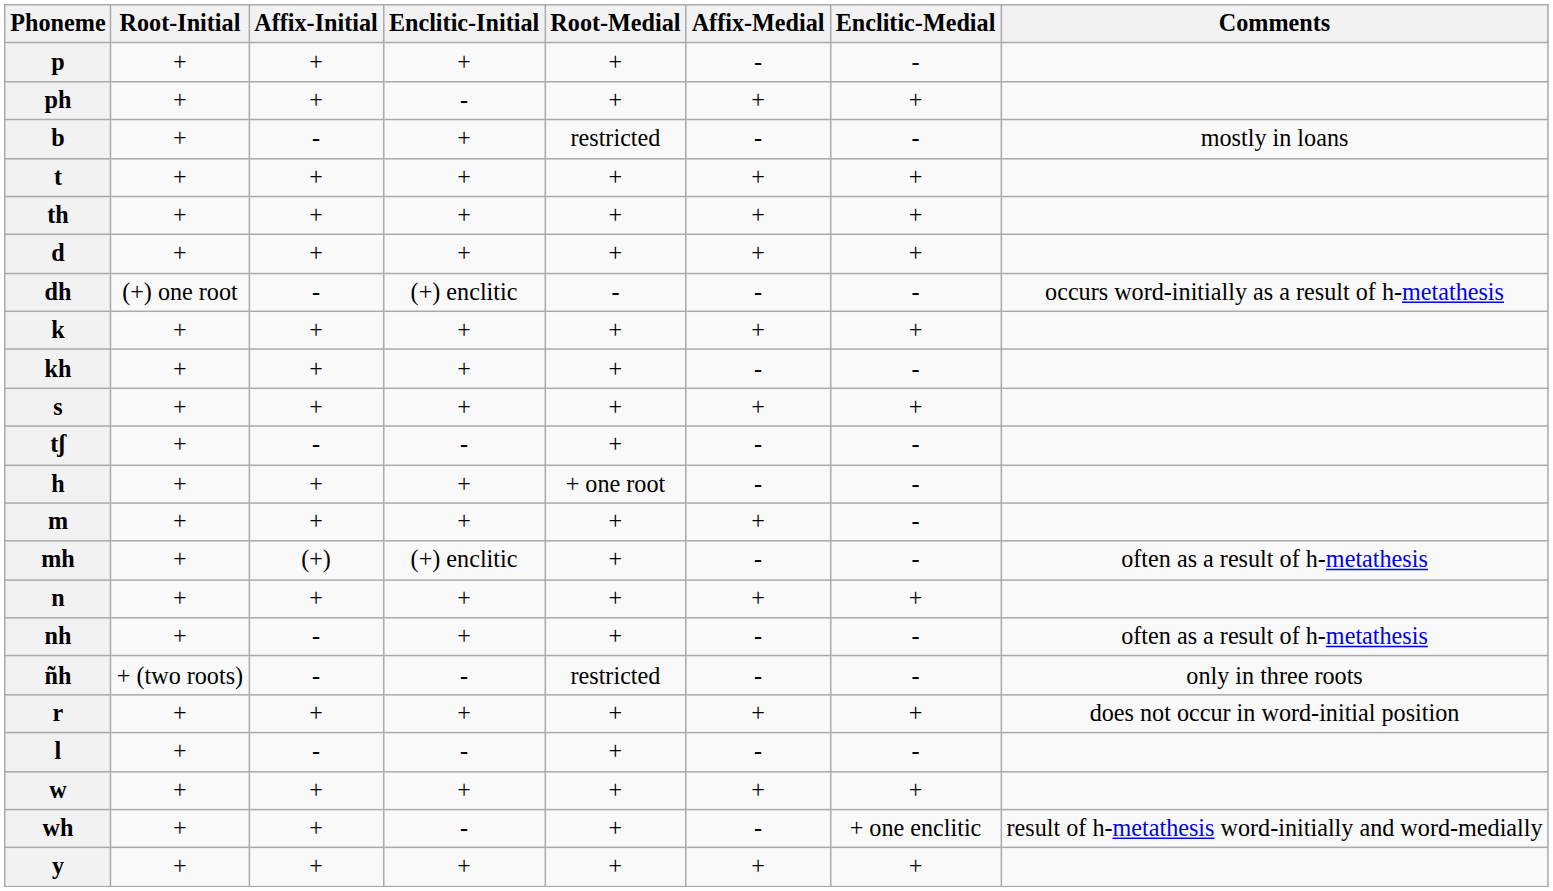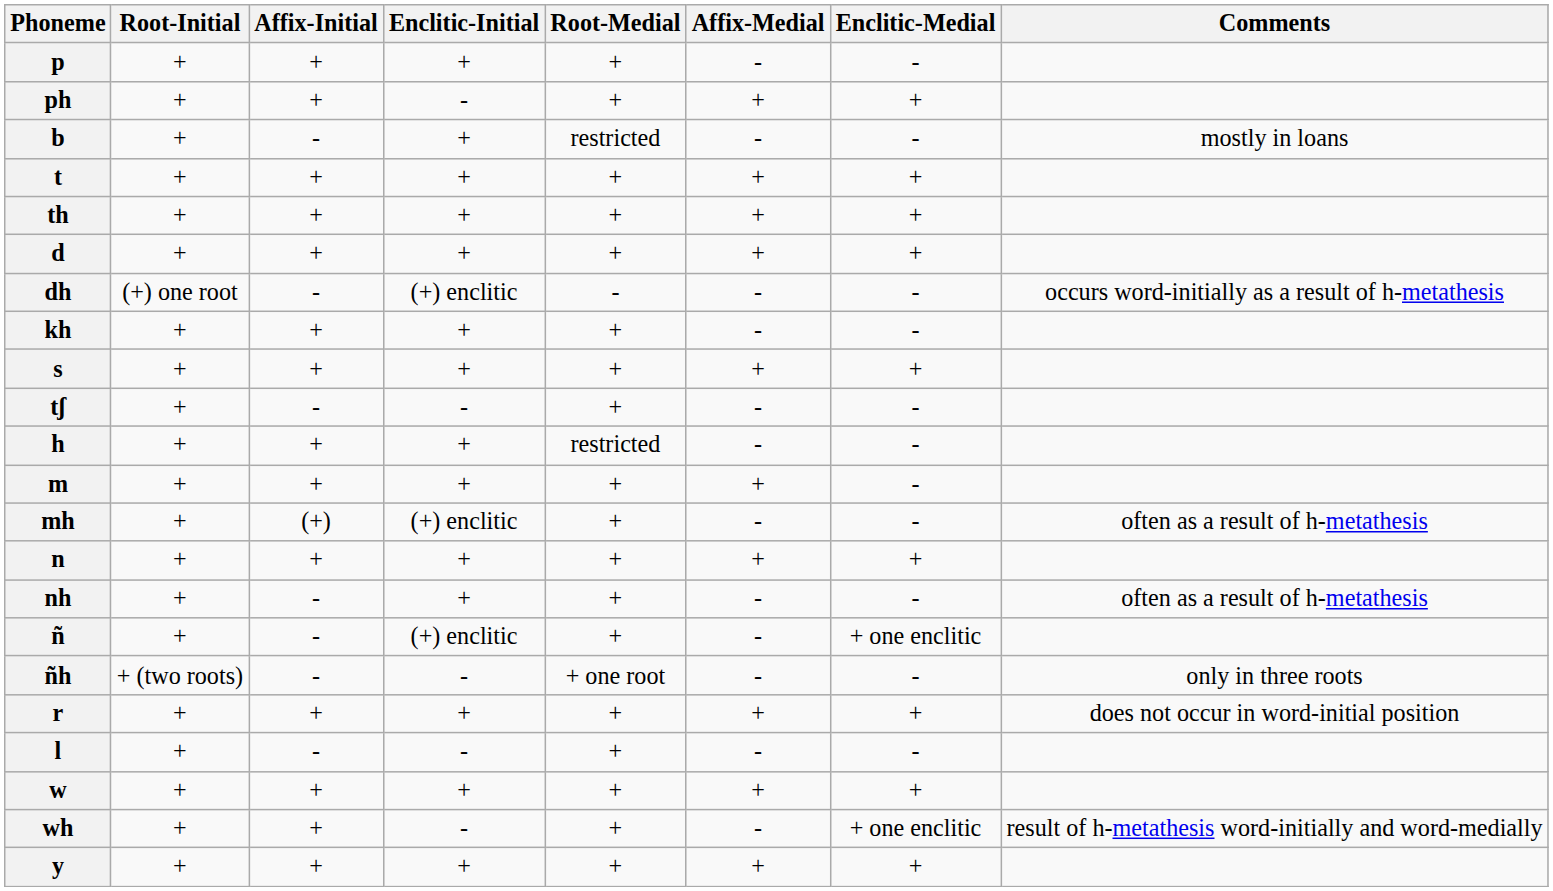- row: (58, 330)
(615, 483) + one root -> (615, 445) restricted
+ row: (58, 636)
(615, 675) restricted -> (615, 675) + one root
